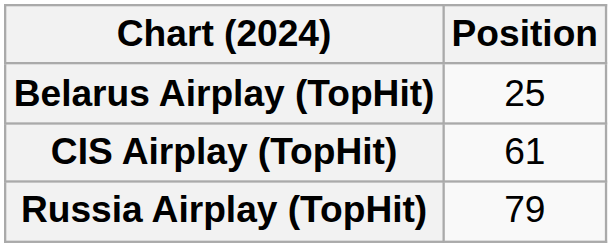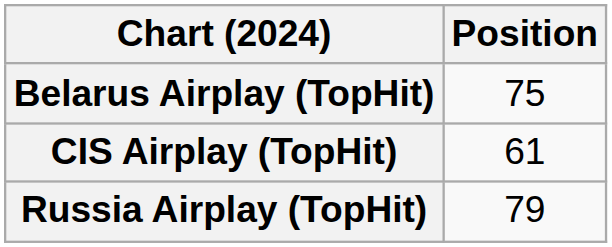(525, 92) 25 -> (525, 92) 75
